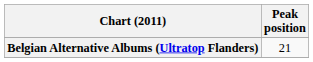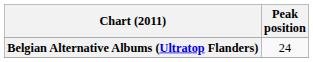(285, 47) 21 -> (285, 47) 24
